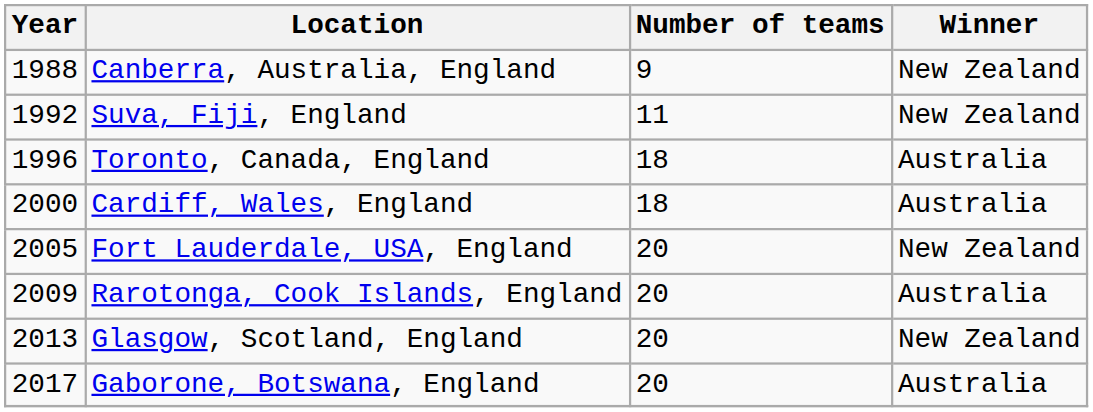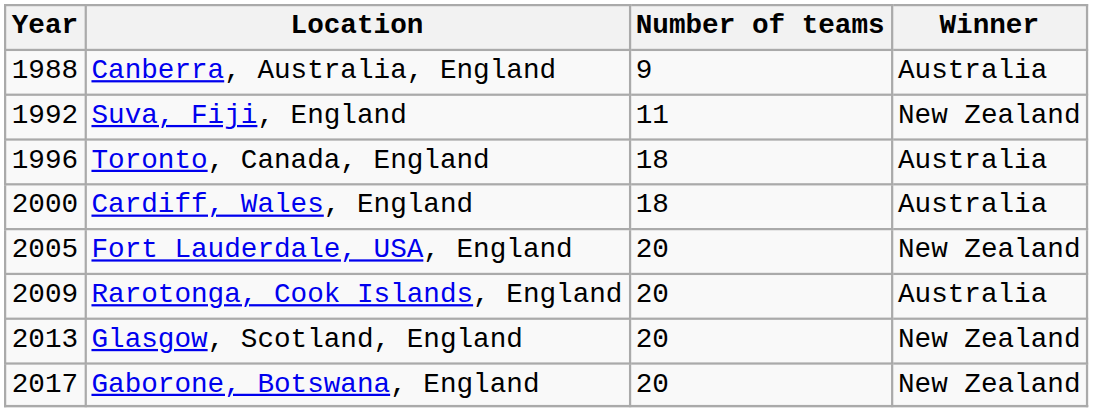(989, 72) New Zealand -> (973, 72) Australia
(973, 385) Australia -> (989, 385) New Zealand
